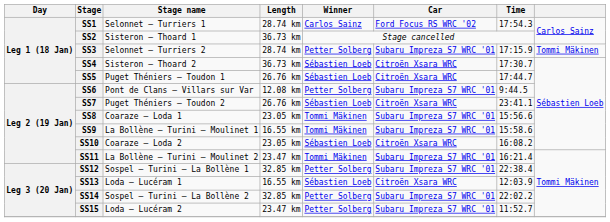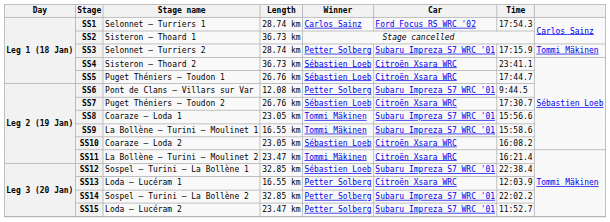(516, 64) 17:30.7 -> (516, 64) 23:41.1
(516, 104) 23:41.1 -> (516, 104) 17:30.7
(435, 157) Subaru Impreza S7 WRC '01 -> (416, 157) Citroën Xsara WRC
(338, 170) Petter Solberg -> (338, 170) Sébastien Loeb
(338, 183) Sébastien Loeb -> (338, 183) Petter Solberg
